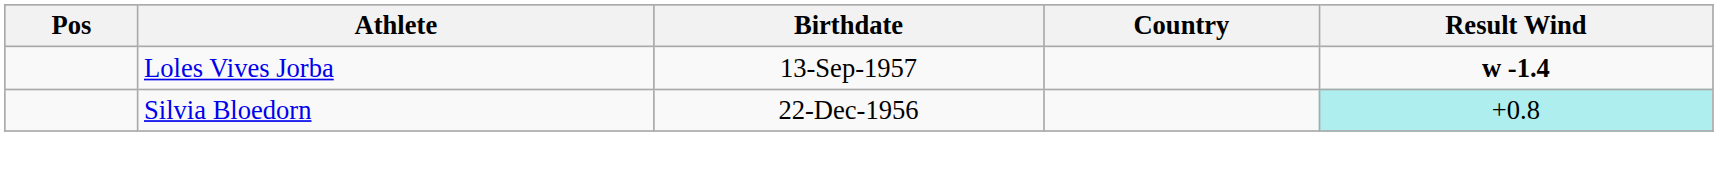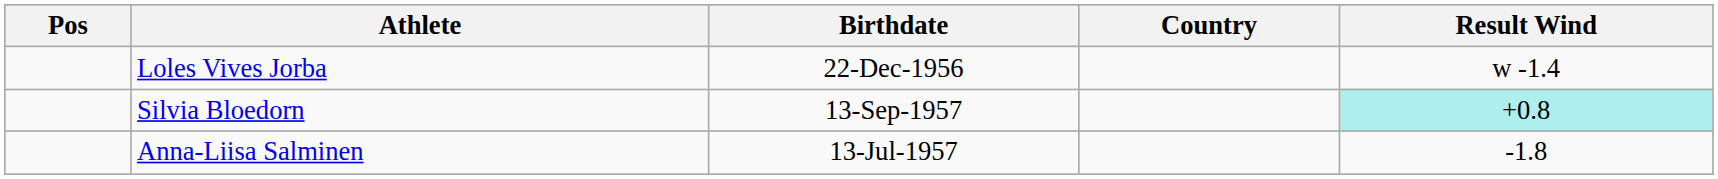(849, 67) 13-Sep-1957 -> (894, 67) 22-Dec-1956
(1516, 67) bold -> (1526, 67) normal
(849, 109) 22-Dec-1956 -> (894, 109) 13-Sep-1957
+ row: (250, 151)
